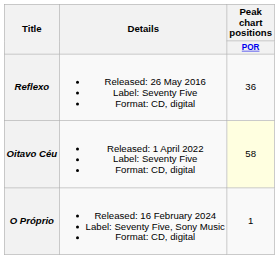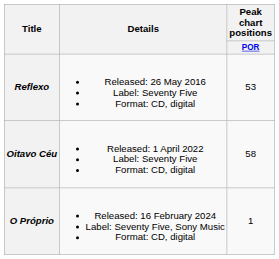(251, 87) 36 -> (251, 87) 53
(251, 154) lightyellow background -> (251, 154) no background
